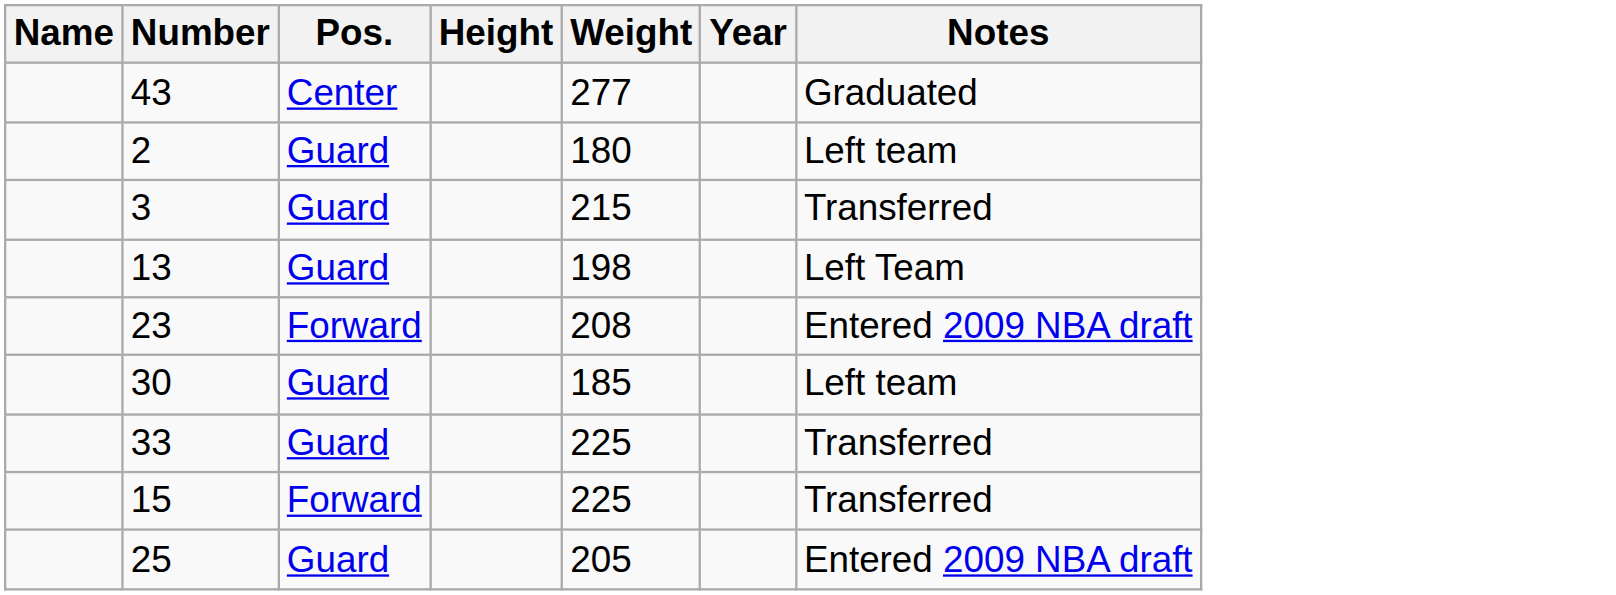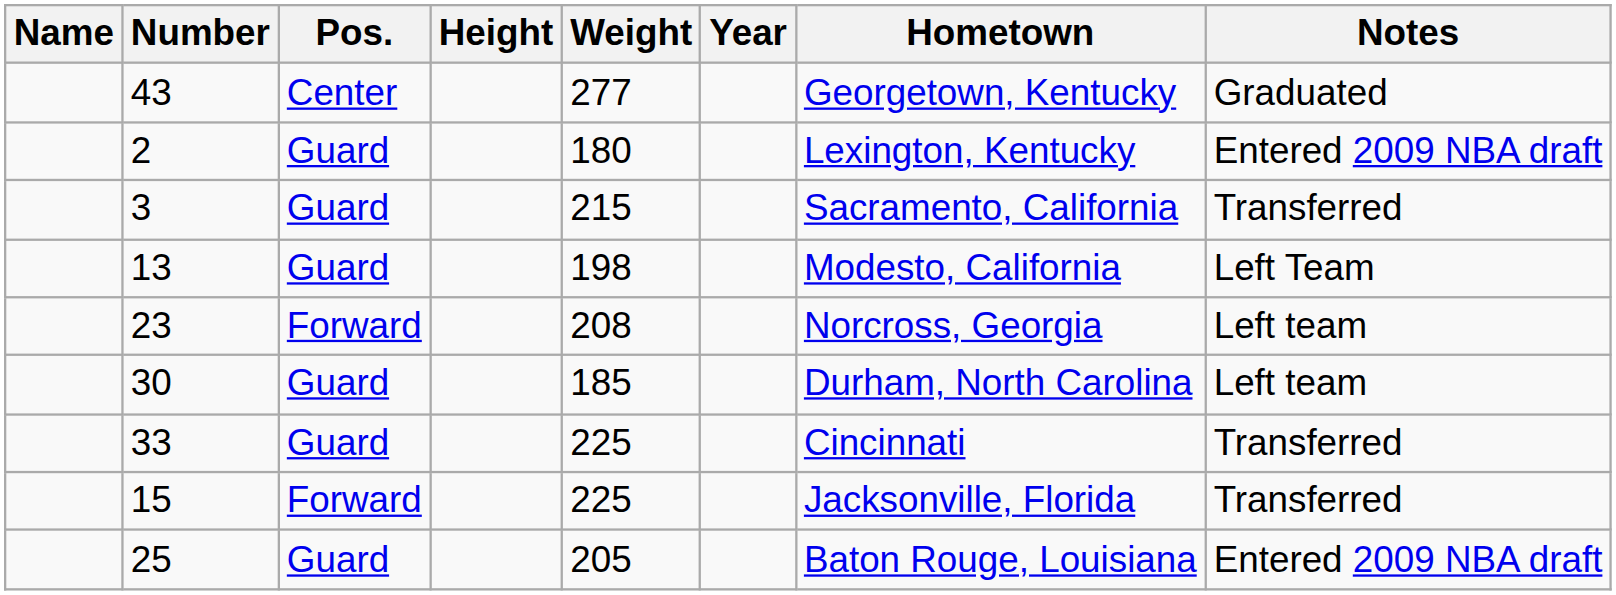+ column: (1000, 33)
(881, 150) Left team -> (1408, 150) Entered 2009 NBA draft
(998, 325) Entered 2009 NBA draft -> (1290, 325) Left team
